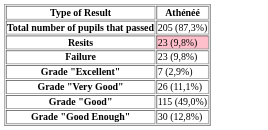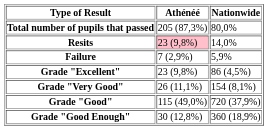+ column: (236, 12)
(178, 57) 23 (9,8%) -> (175, 57) 7 (2,9%)
(175, 72) 7 (2,9%) -> (178, 72) 23 (9,8%)
